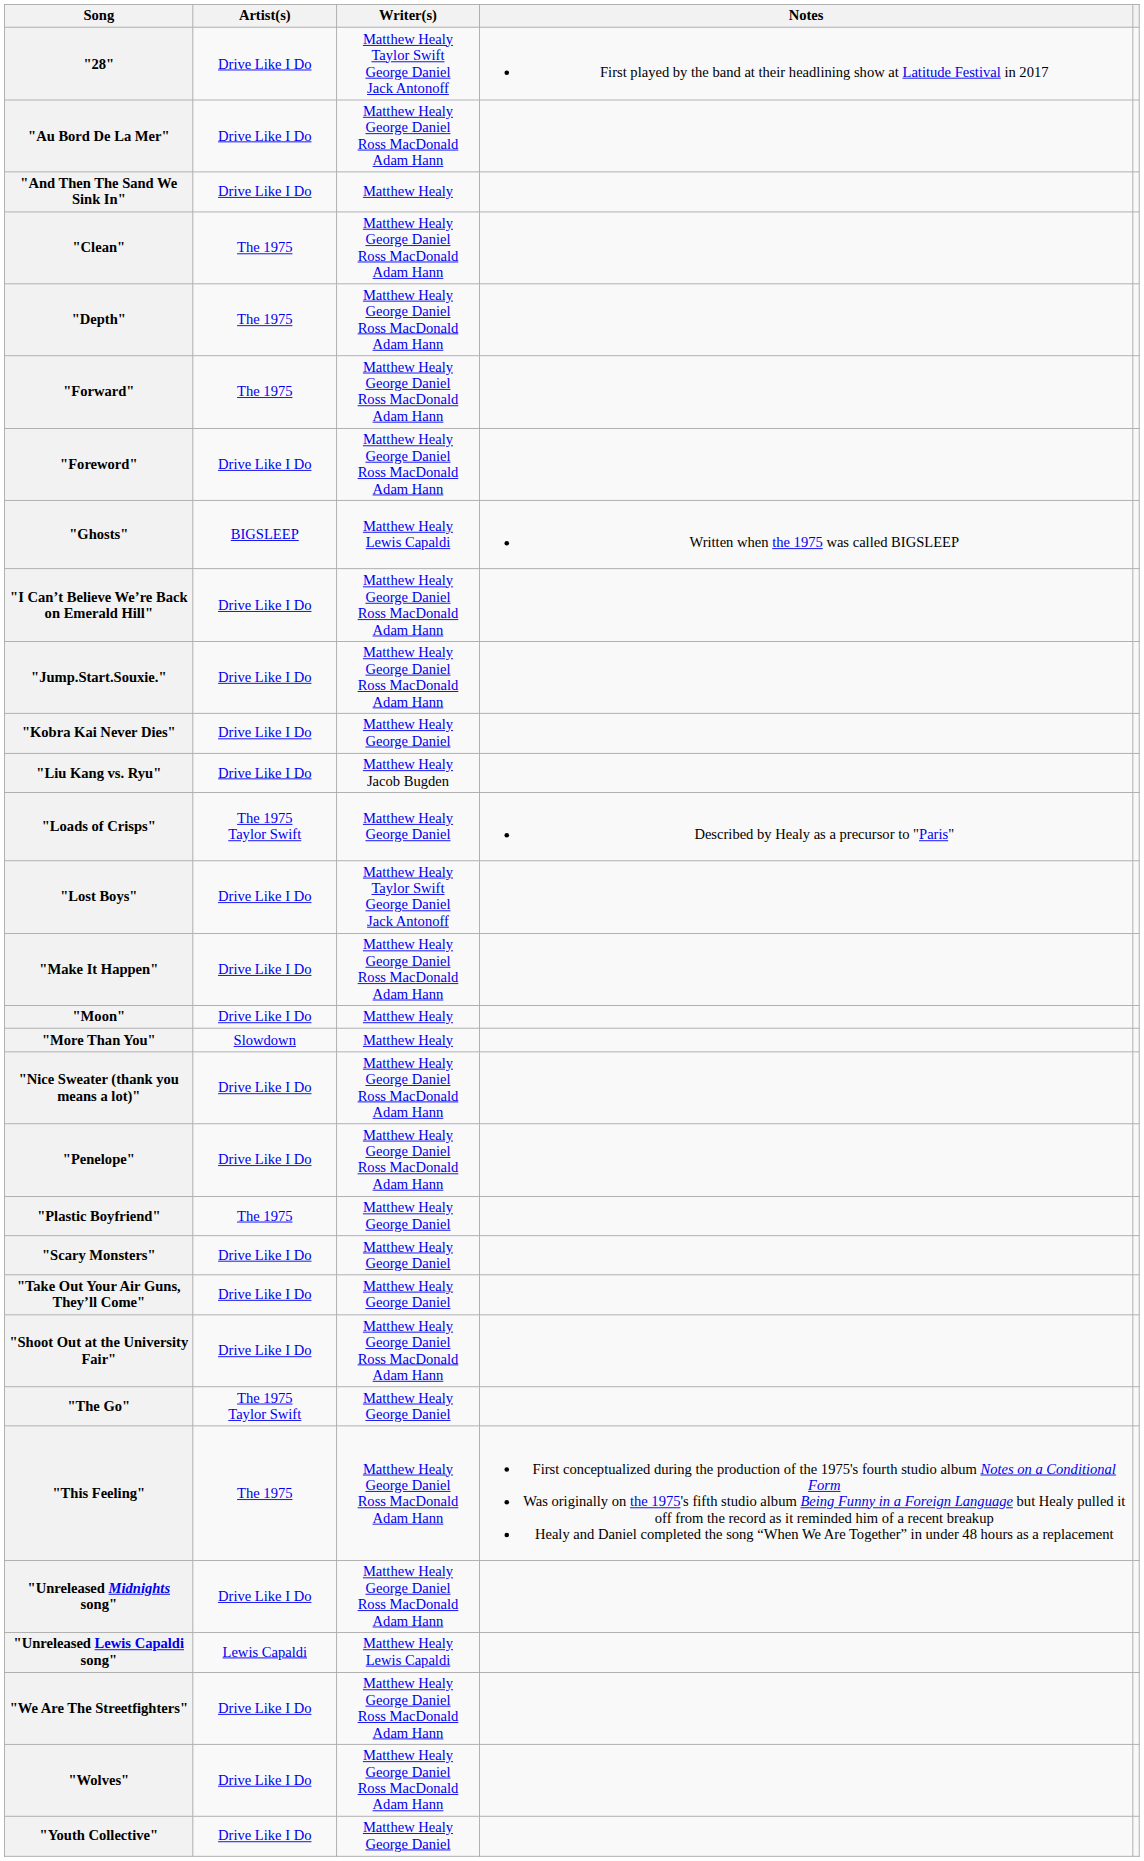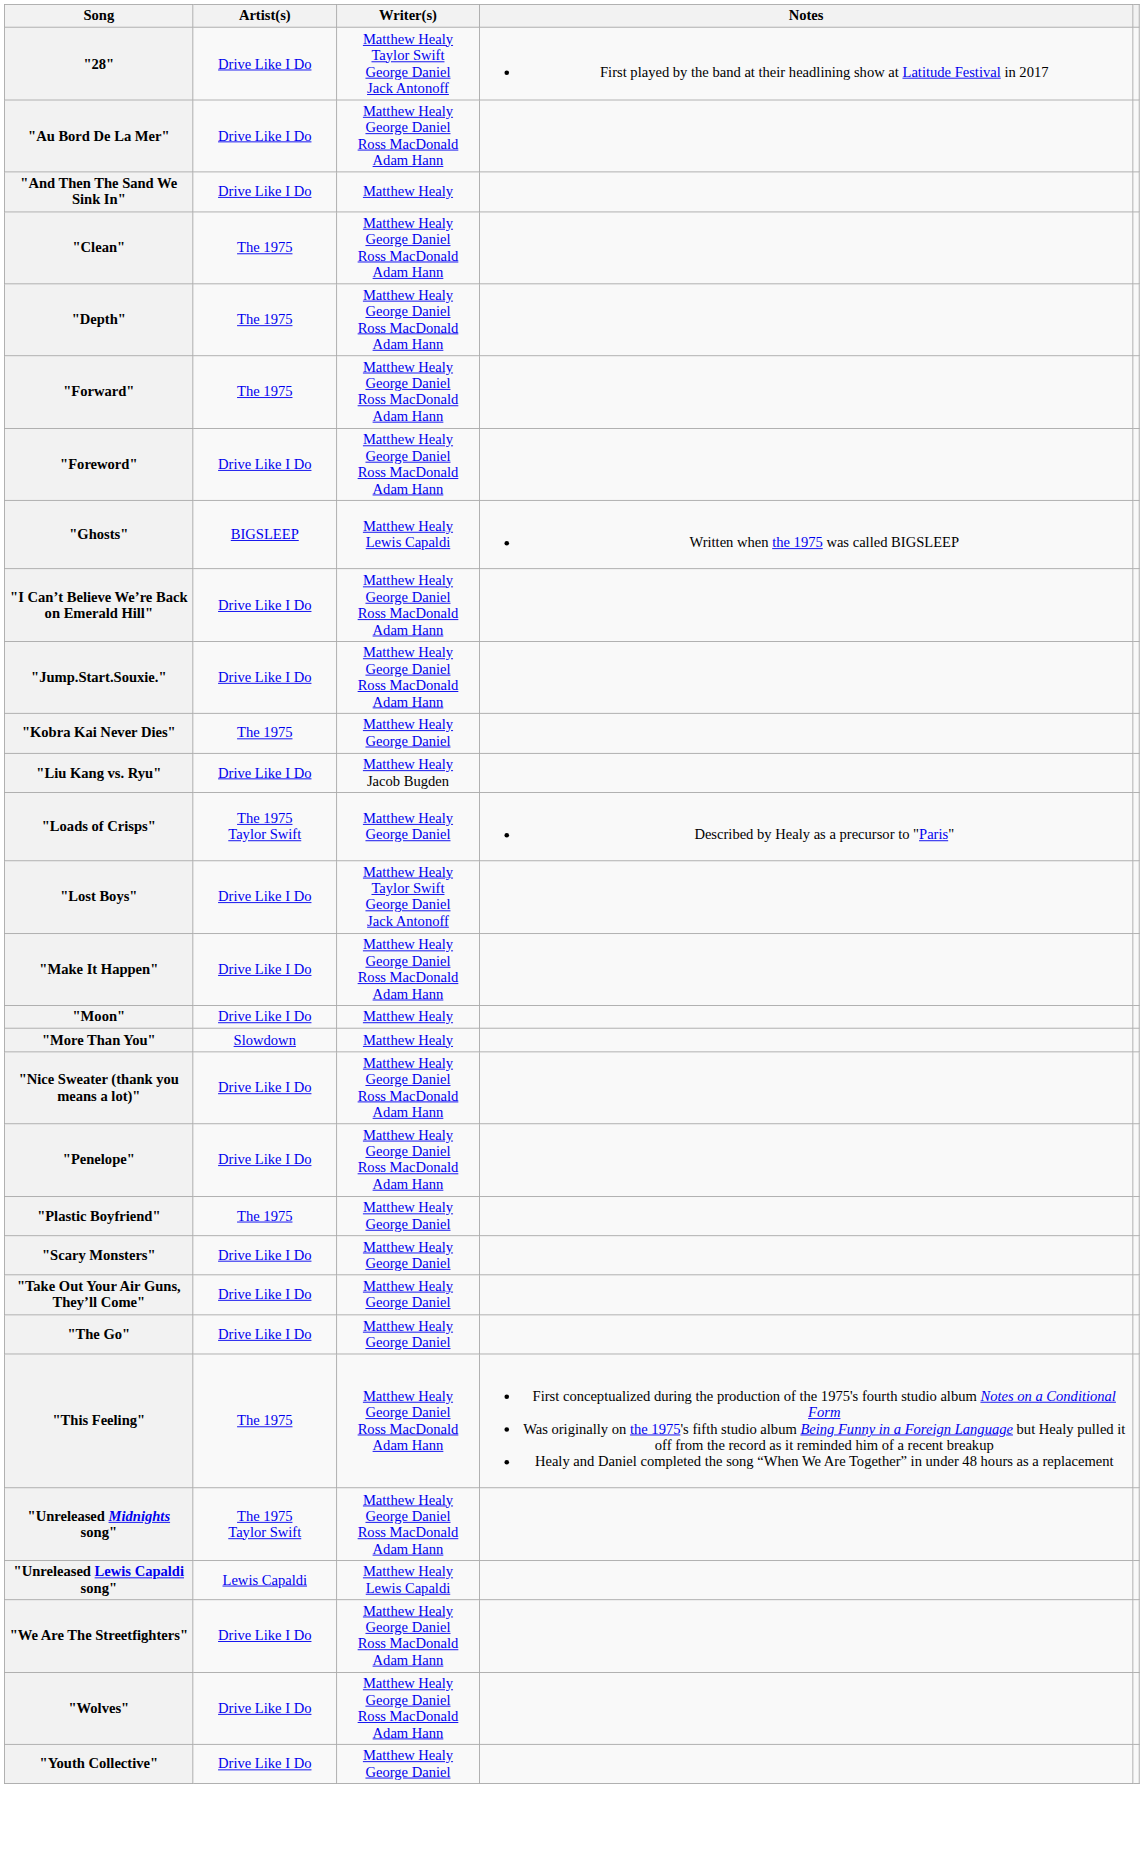(265, 733) Drive Like I Do -> (265, 733) The 1975
- row: (99, 1350)
(265, 1406) The 1975 Taylor Swift -> (265, 1334) Drive Like I Do
(265, 1596) Drive Like I Do -> (265, 1524) The 1975 Taylor Swift
